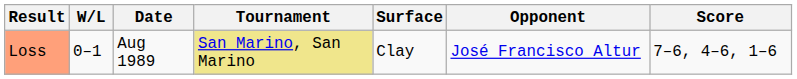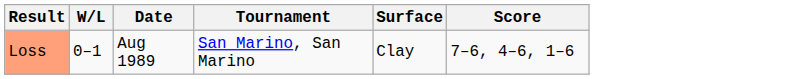- column: (548, 18)
(269, 53) khaki background -> (269, 53) no background
